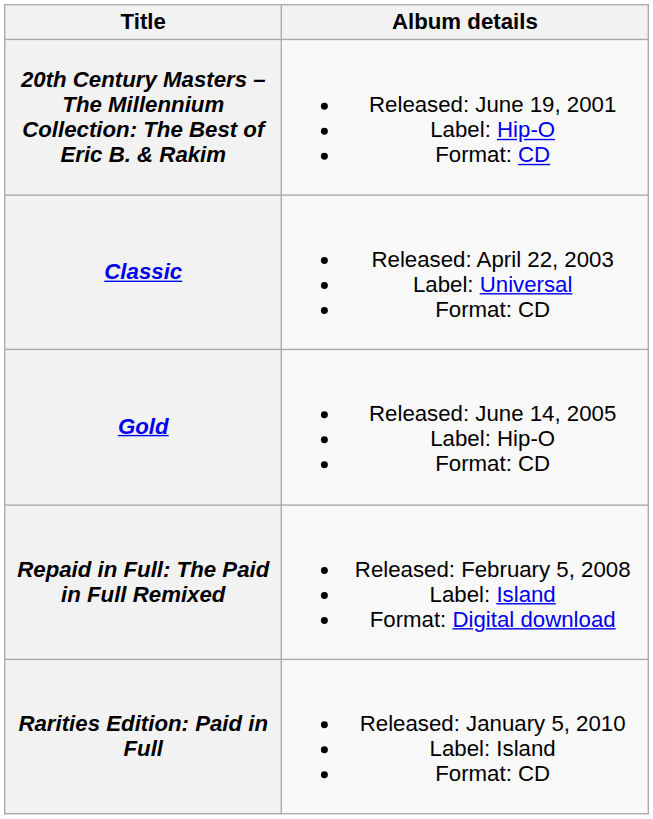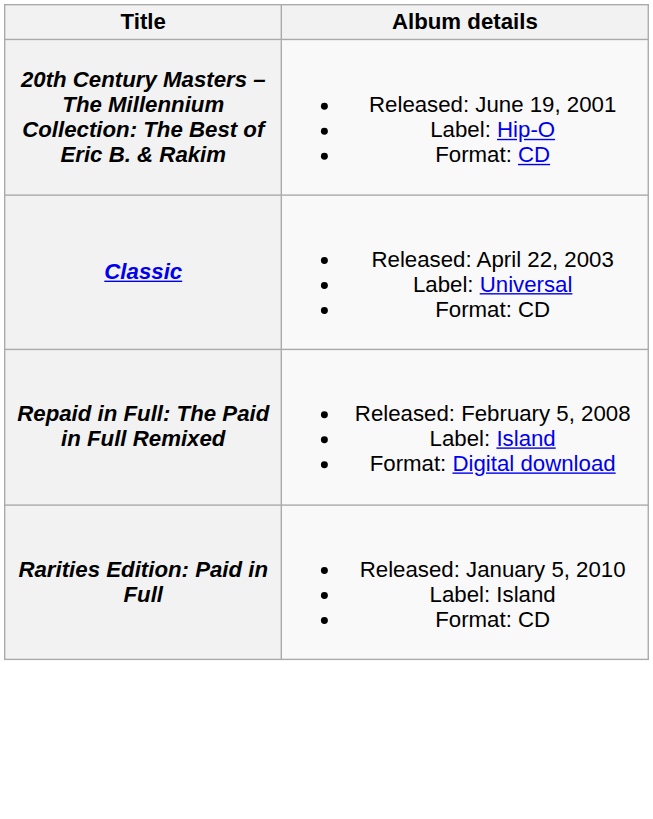- row: (143, 426)
